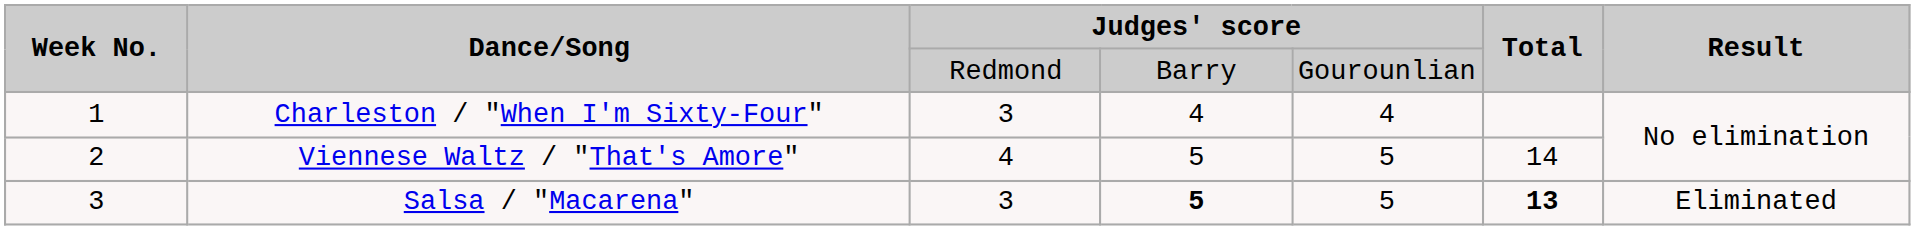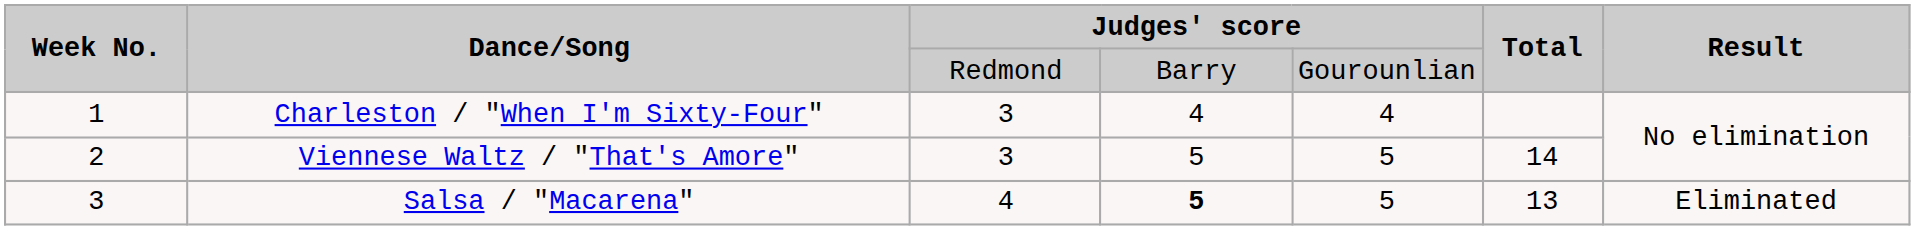(1006, 159) 4 -> (1006, 159) 3
(1006, 202) 3 -> (1006, 202) 4
(1542, 202) bold -> (1542, 202) normal
